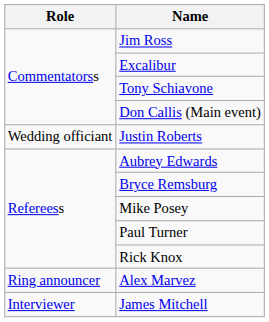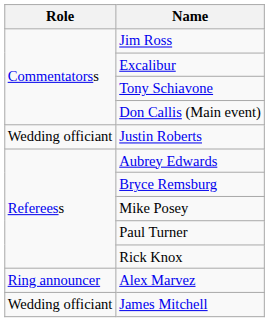(41, 304) Interviewer -> (60, 304) Wedding officiant
